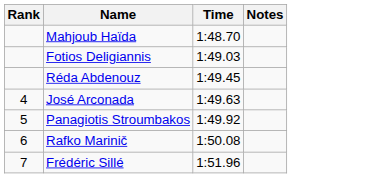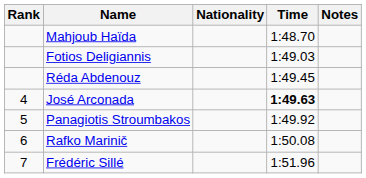+ column: (230, 15)
(218, 99) normal -> (293, 99) bold
